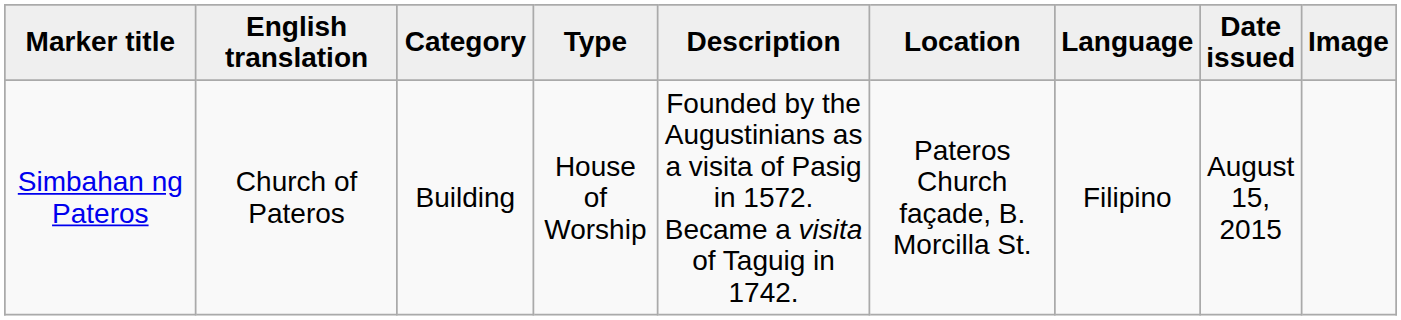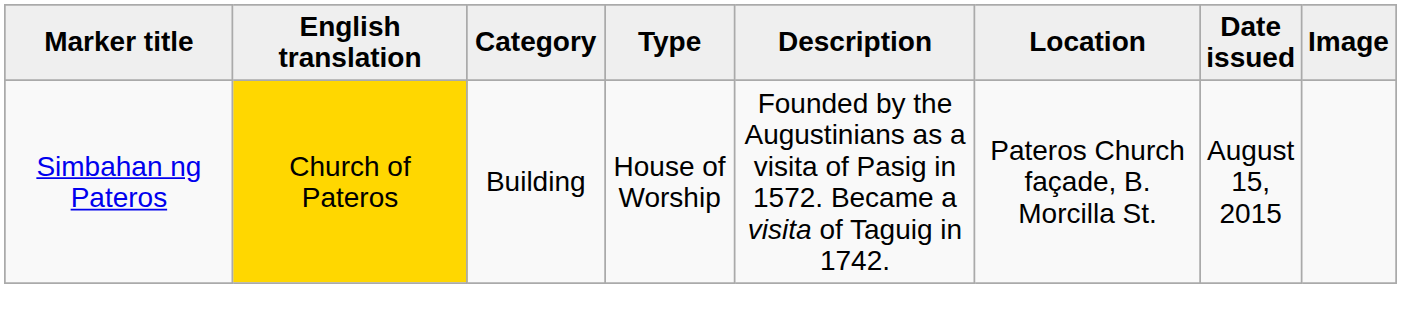- column: (1127, 42)
(297, 197) no background -> (350, 181) gold background
